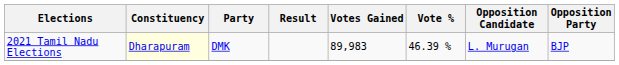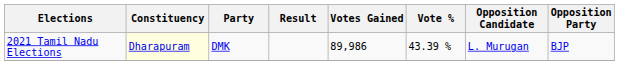(349, 47) 89,983 -> (349, 47) 89,986
(430, 47) 46.39 % -> (430, 47) 43.39 %
